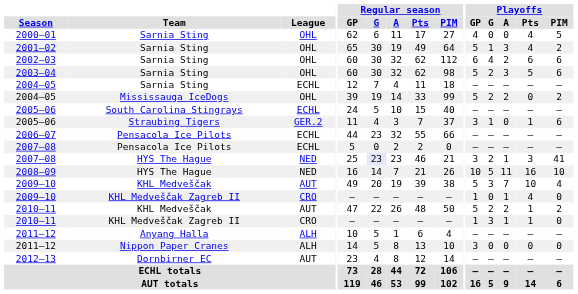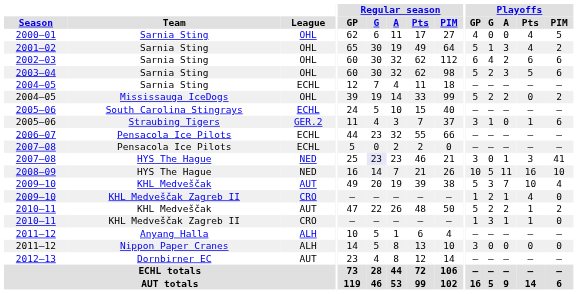(491, 159) 2 -> (491, 159) 0
(491, 196) 0 -> (491, 196) 2
